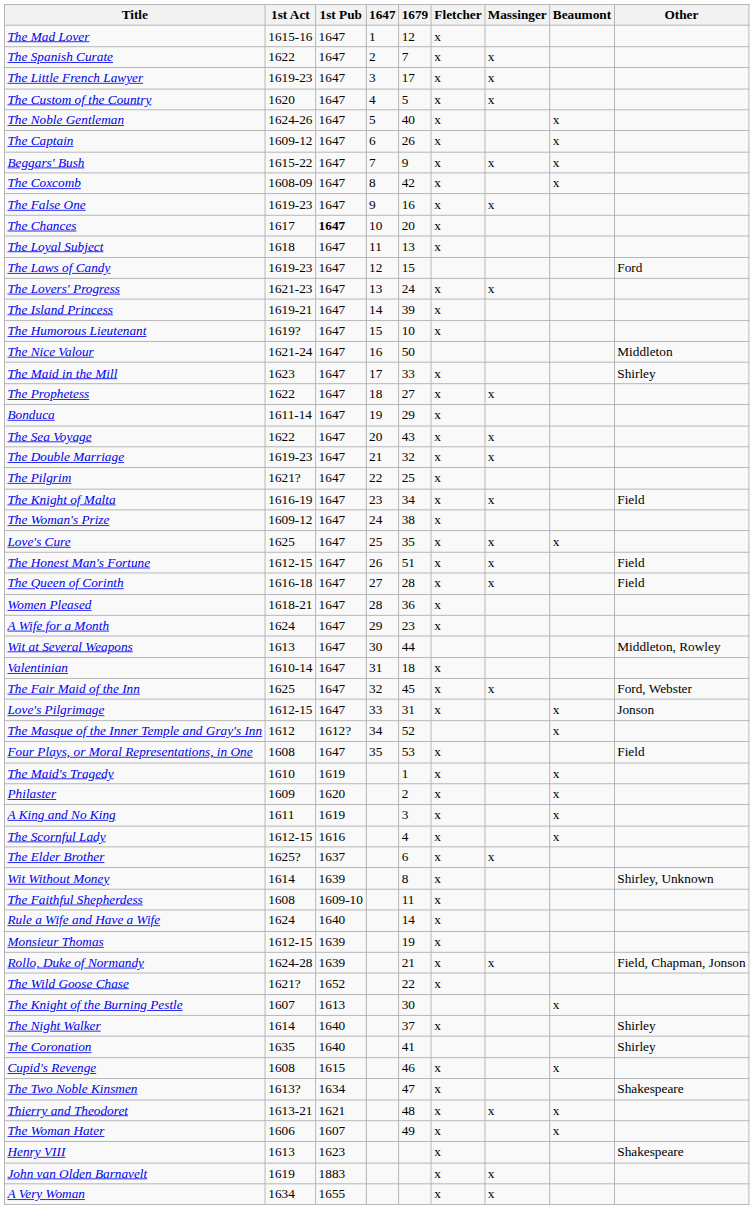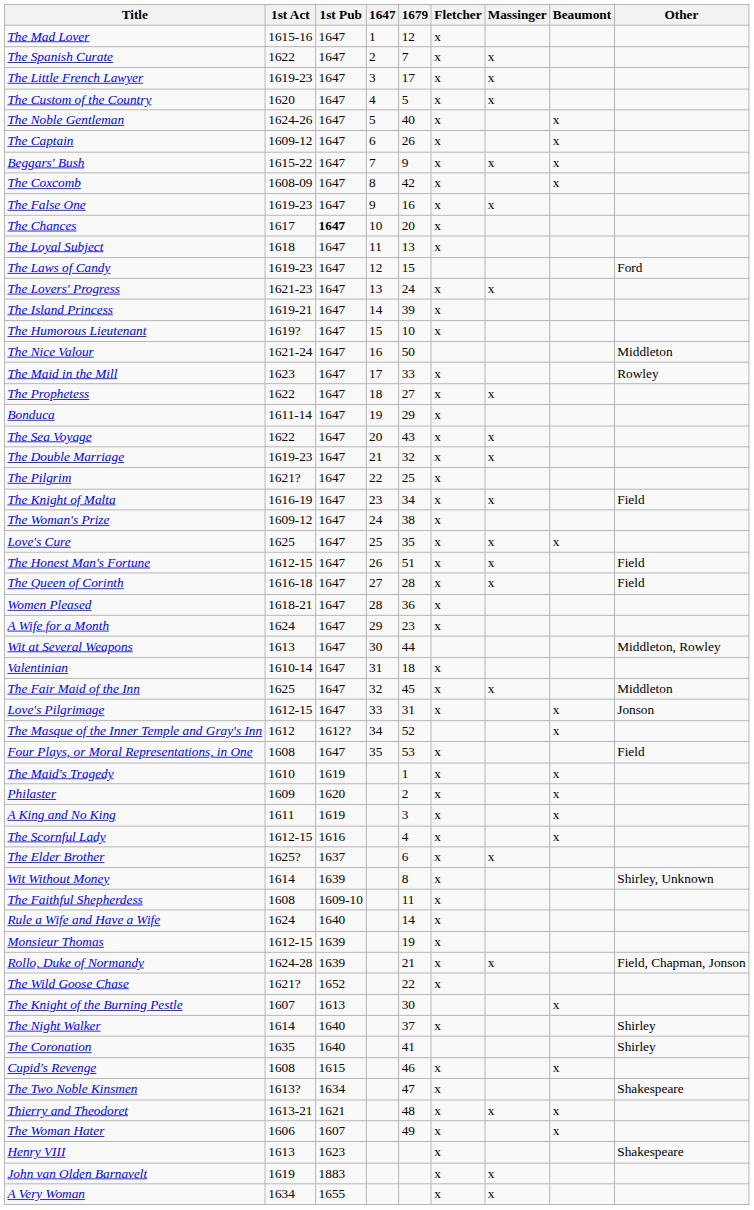(636, 373) Shirley -> (638, 373) Rowley
(655, 688) Ford, Webster -> (645, 688) Middleton
